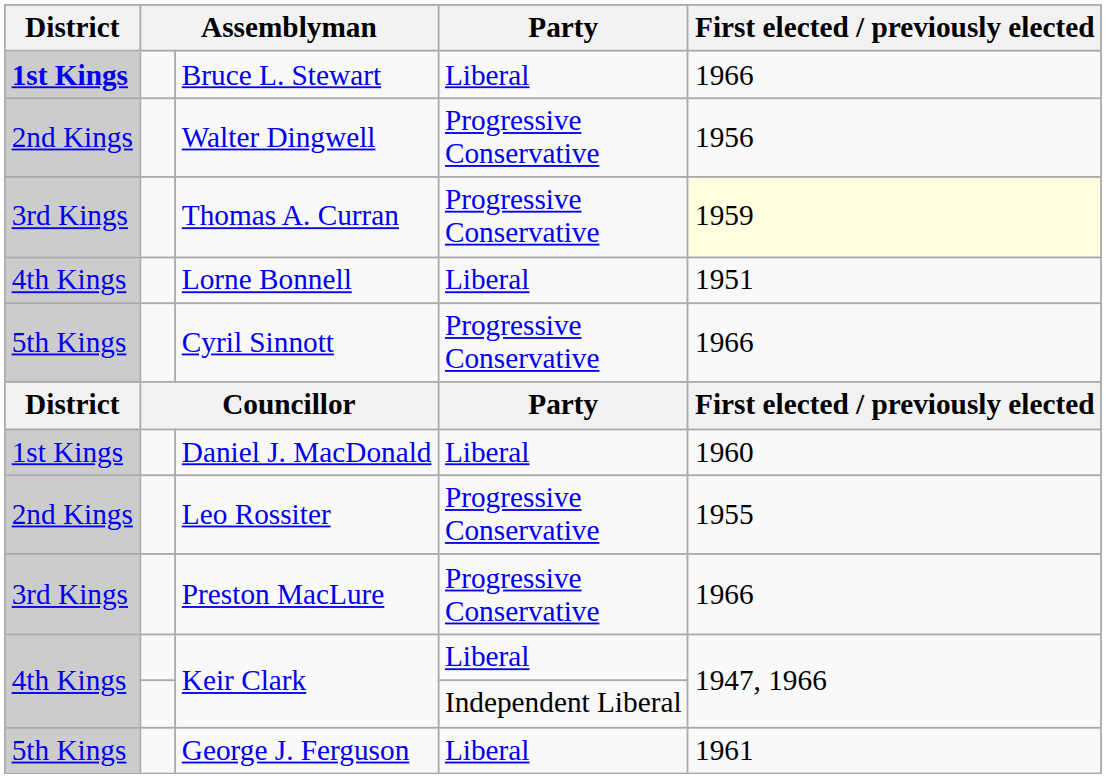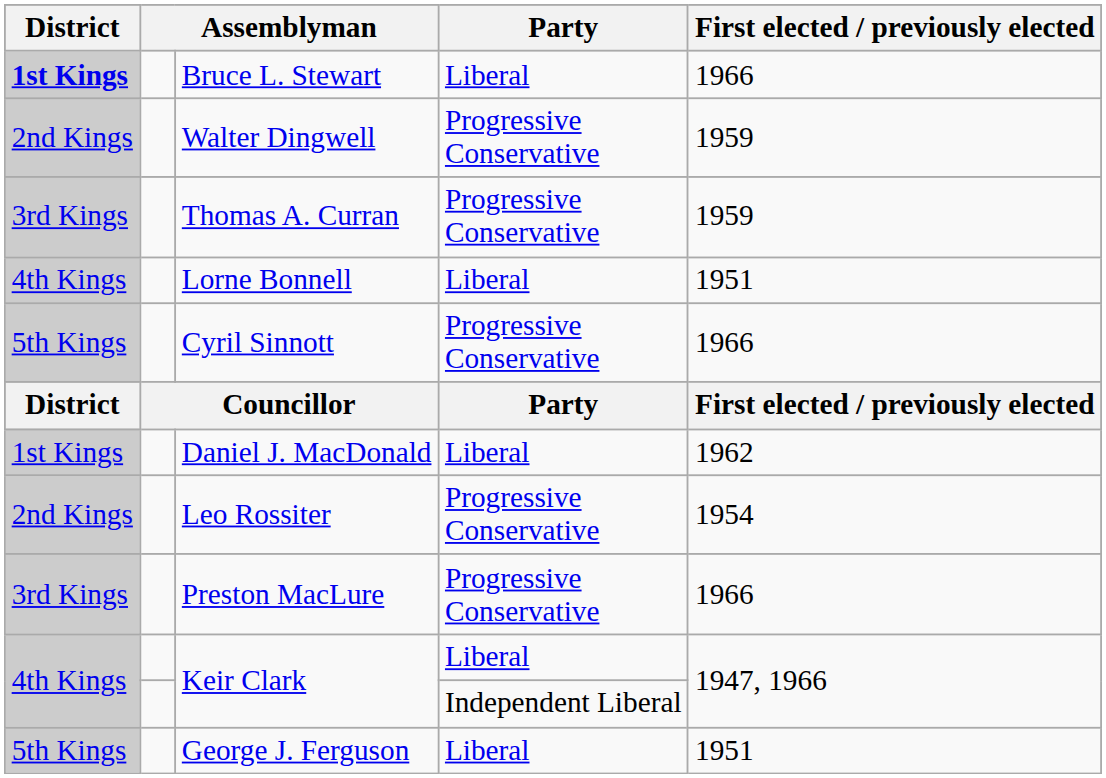(724, 137) 1956 -> (724, 137) 1959
(724, 216) lightyellow background -> (724, 216) no background
(724, 451) 1960 -> (724, 451) 1962
(724, 514) 1955 -> (724, 514) 1954
(724, 749) 1961 -> (724, 749) 1951
